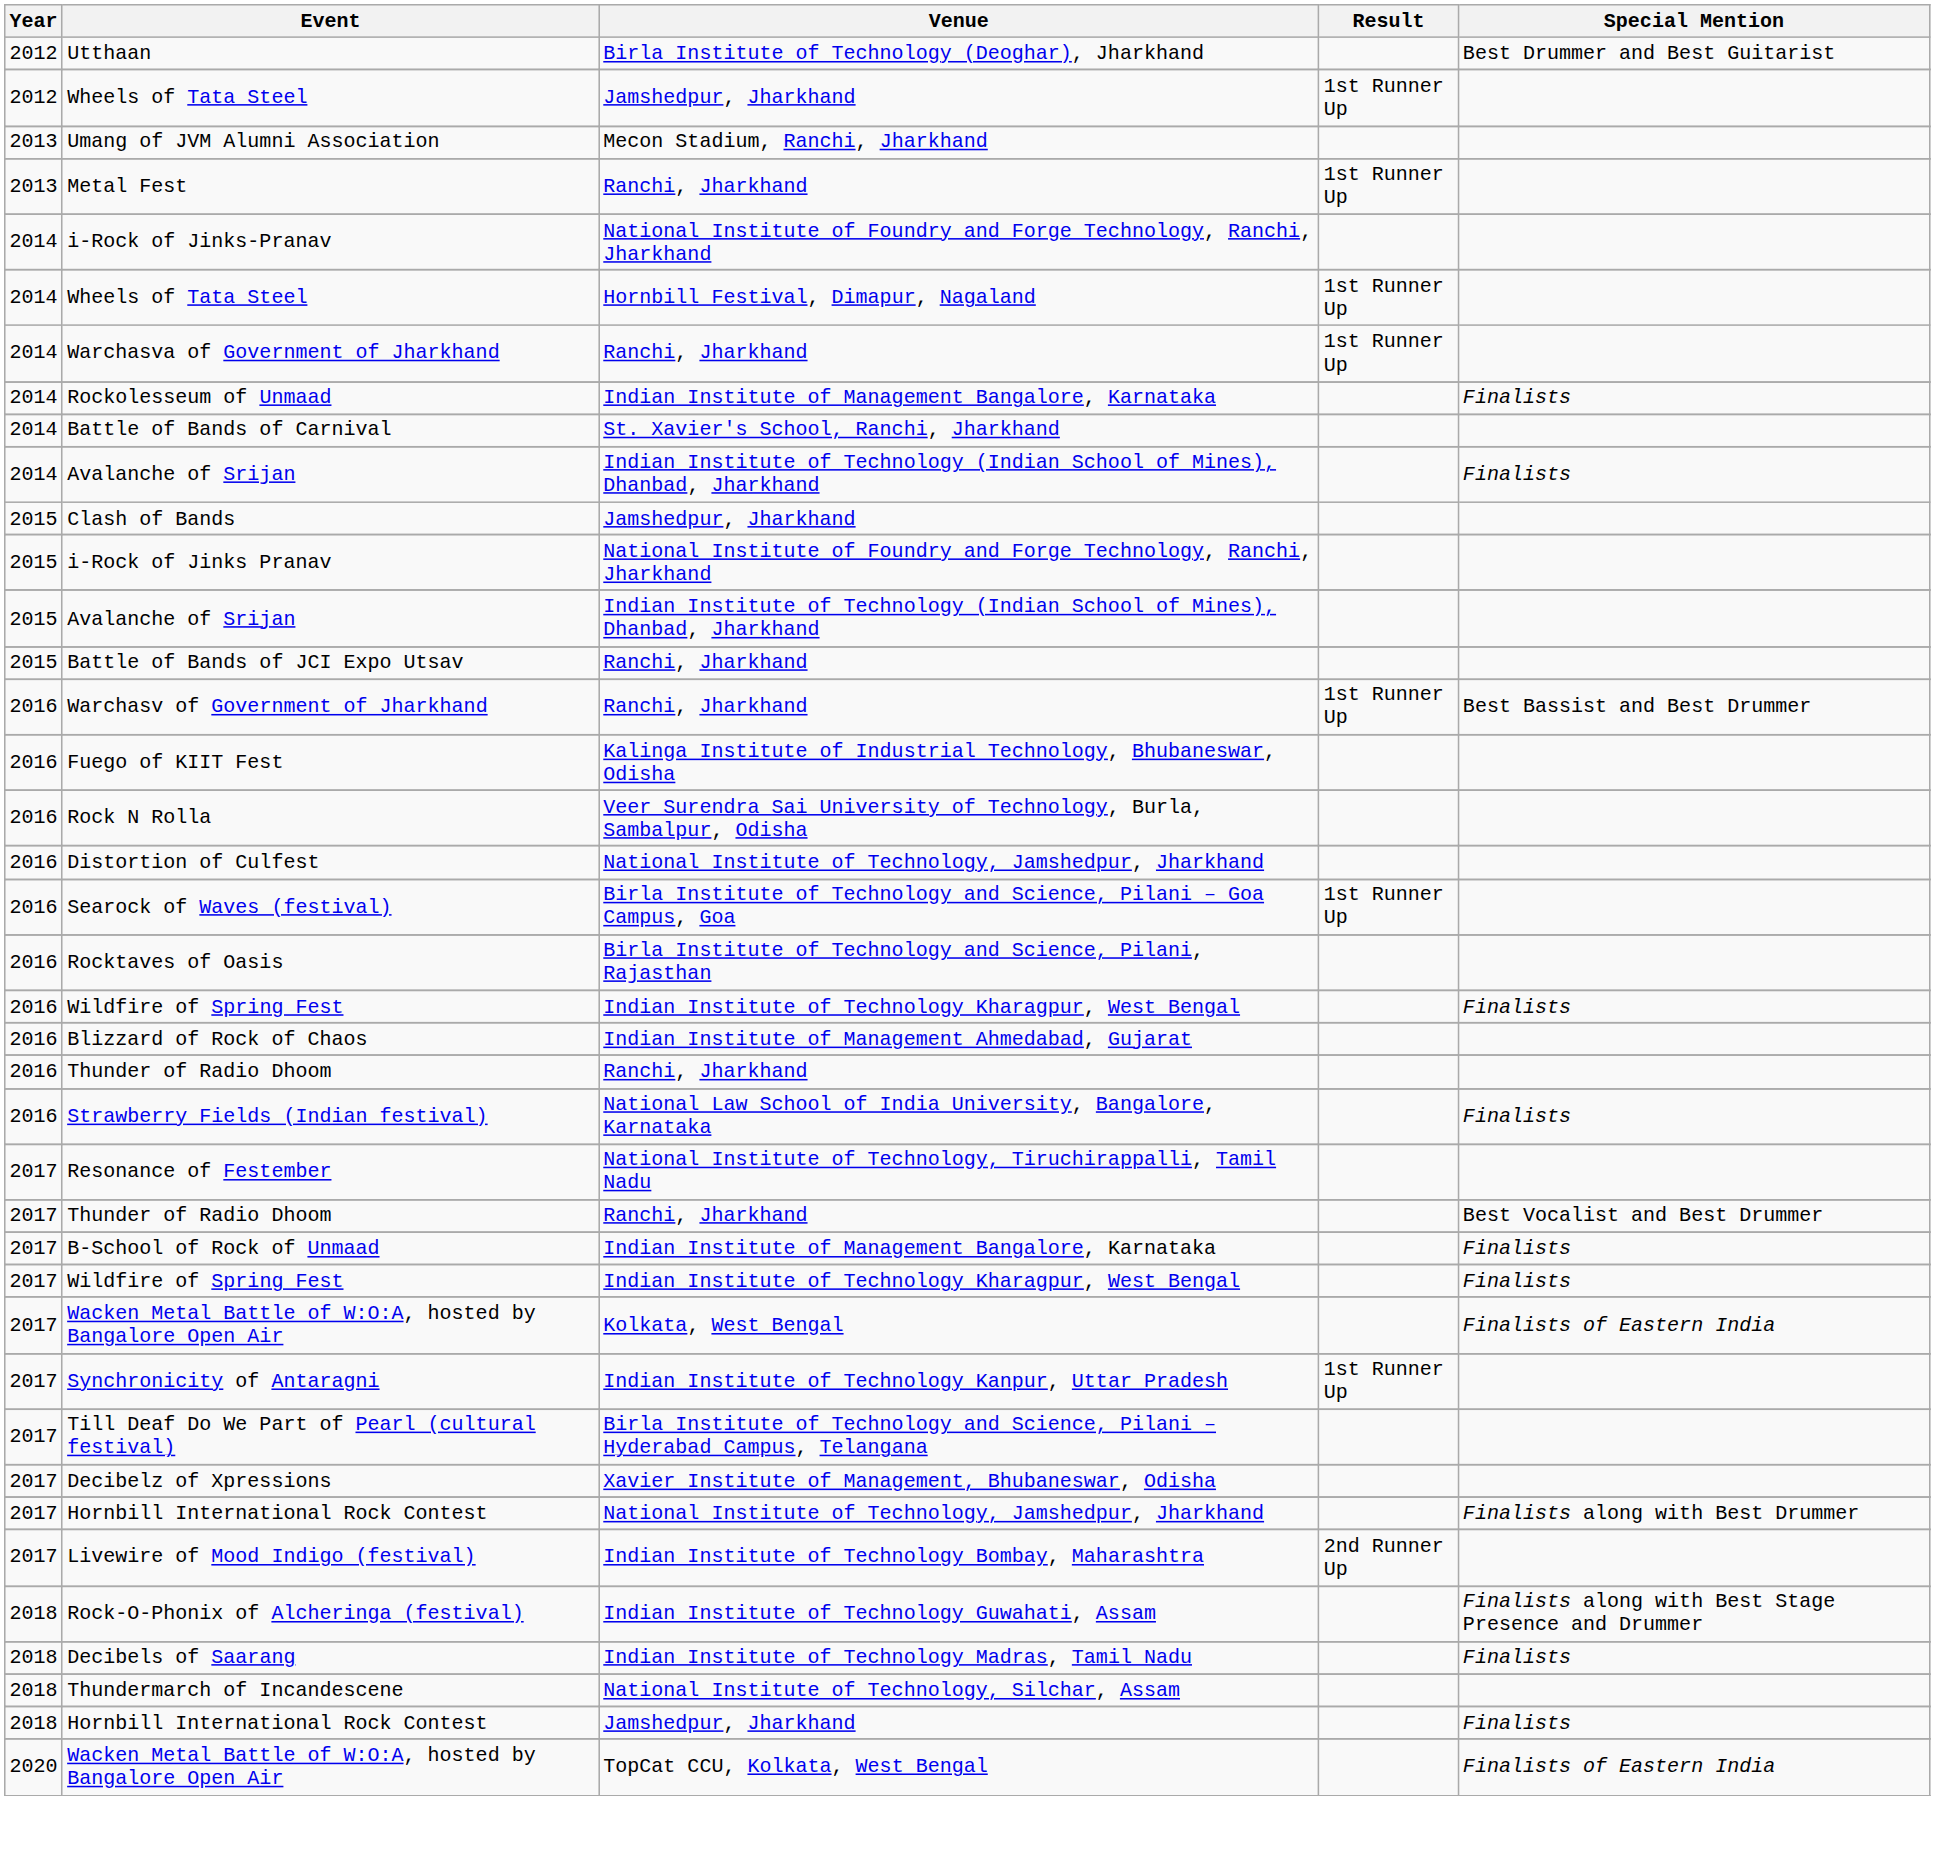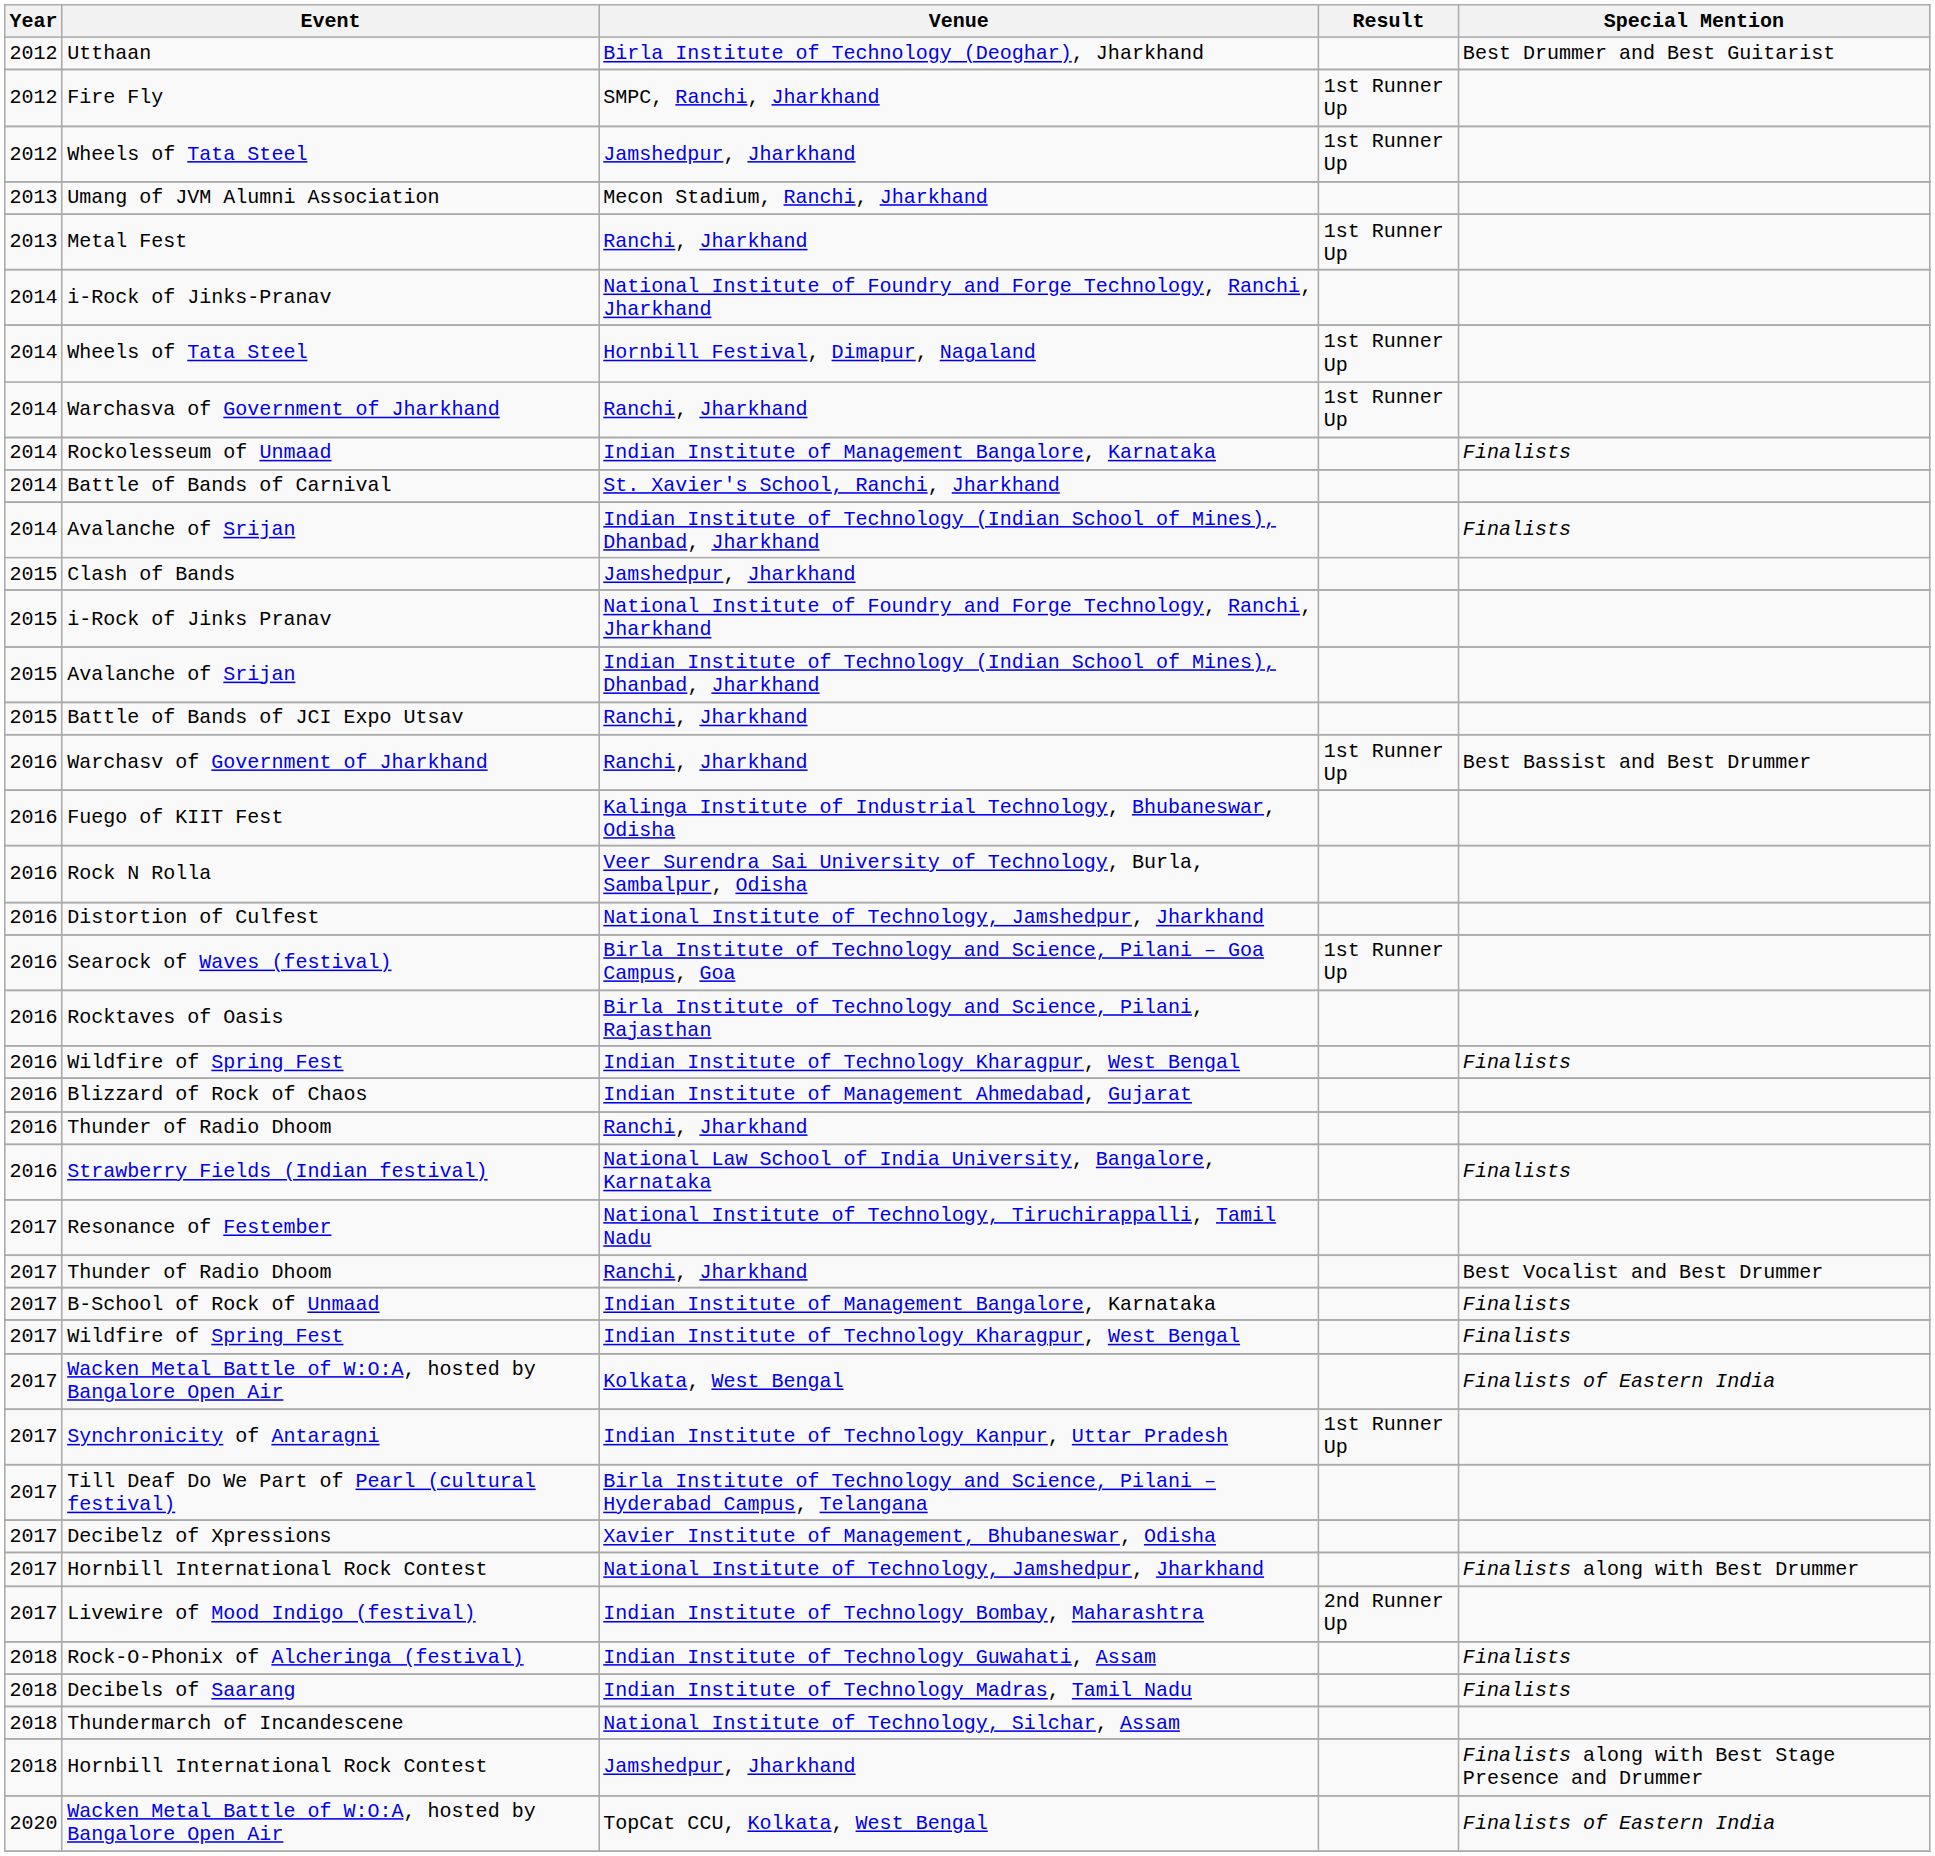+ row: (34, 98)
(1649, 1614) Finalists along with Best Stage Presence and Drummer -> (1517, 1658) Finalists
(1517, 1723) Finalists -> (1649, 1767) Finalists along with Best Stage Presence and Drummer
